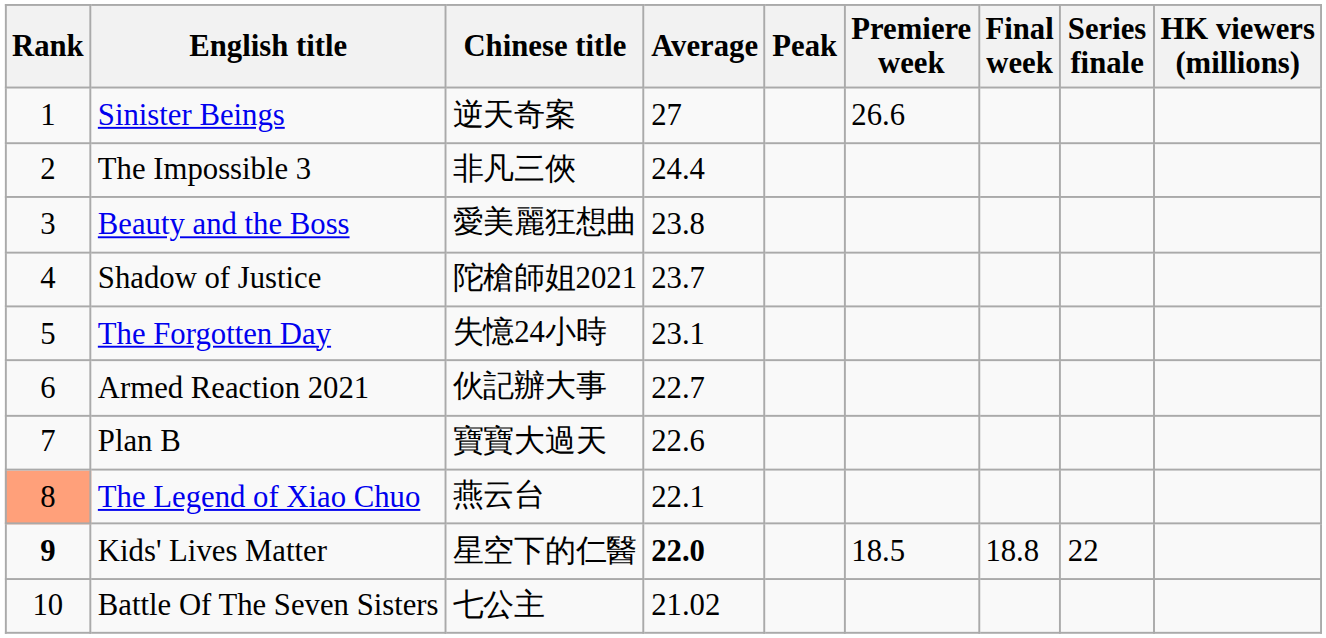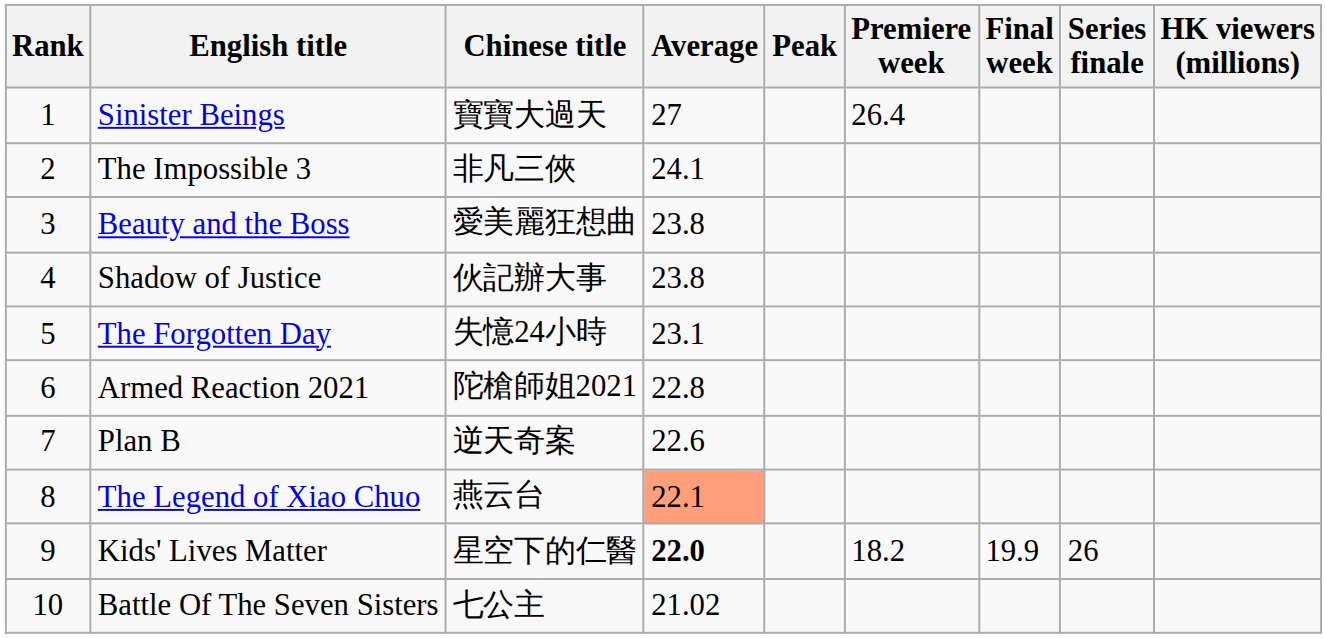(514, 114) 逆天奇案 -> (530, 114) 寶寶大過天
(878, 115) 26.6 -> (878, 115) 26.4
(678, 169) 24.4 -> (678, 169) 24.1
(545, 277) 陀槍師姐2021 -> (530, 277) 伙記辦大事
(678, 278) 23.7 -> (678, 278) 23.8
(530, 386) 伙記辦大事 -> (545, 386) 陀槍師姐2021
(678, 387) 22.7 -> (678, 387) 22.8
(530, 440) 寶寶大過天 -> (514, 440) 逆天奇案
(48, 496) lightsalmon background -> (48, 496) no background
(678, 496) no background -> (678, 496) lightsalmon background
(48, 550) bold -> (48, 550) normal
(878, 550) 18.5 -> (878, 550) 18.2
(1012, 550) 18.8 -> (1012, 550) 19.9
(1083, 550) 22 -> (1083, 550) 26
